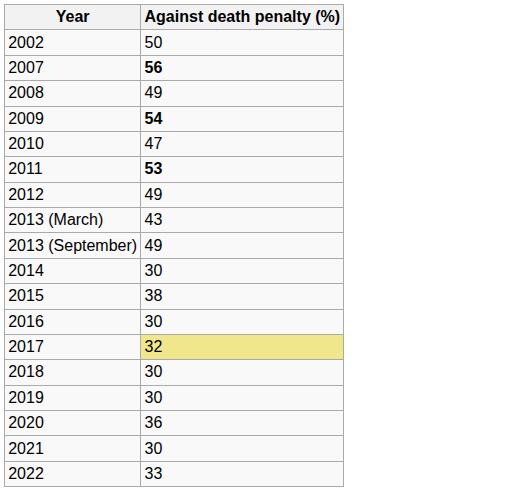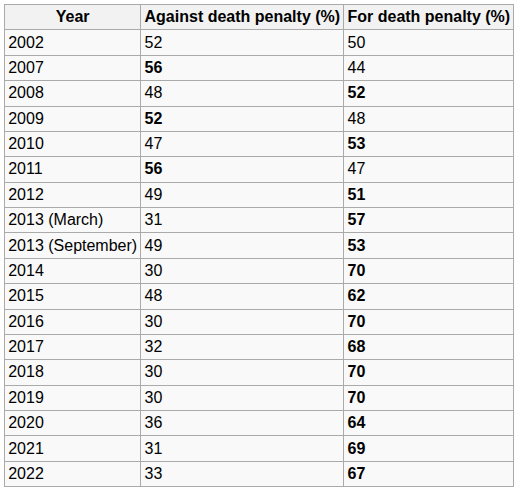+ column: (429, 17)
(153, 42) 50 -> (153, 42) 52
(153, 93) 49 -> (153, 93) 48
(153, 118) 54 -> (153, 118) 52
(153, 169) 53 -> (153, 169) 56
(153, 220) 43 -> (153, 220) 31
(153, 296) 38 -> (153, 296) 48
(153, 347) khaki background -> (153, 347) no background
(153, 448) 30 -> (153, 448) 31
